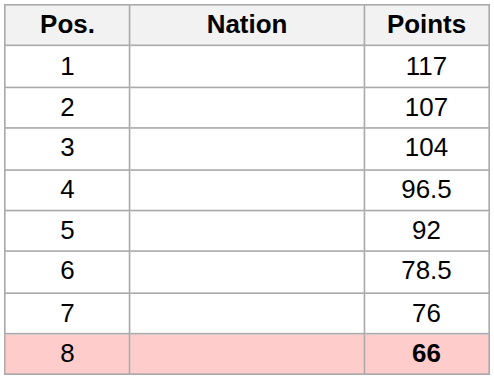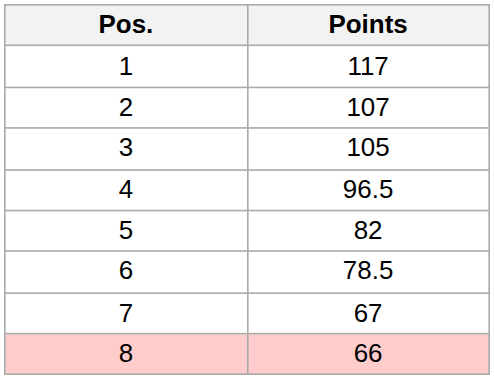- column: (247, 25)
(427, 148) 104 -> (368, 148) 105
(427, 230) 92 -> (368, 230) 82
(427, 312) 76 -> (368, 312) 67
(427, 353) bold -> (368, 353) normal
